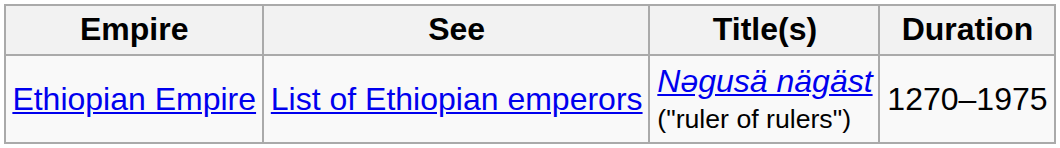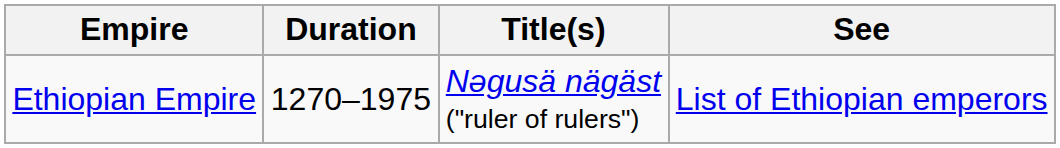columns swapped: (967, 29) <-> (457, 29)
